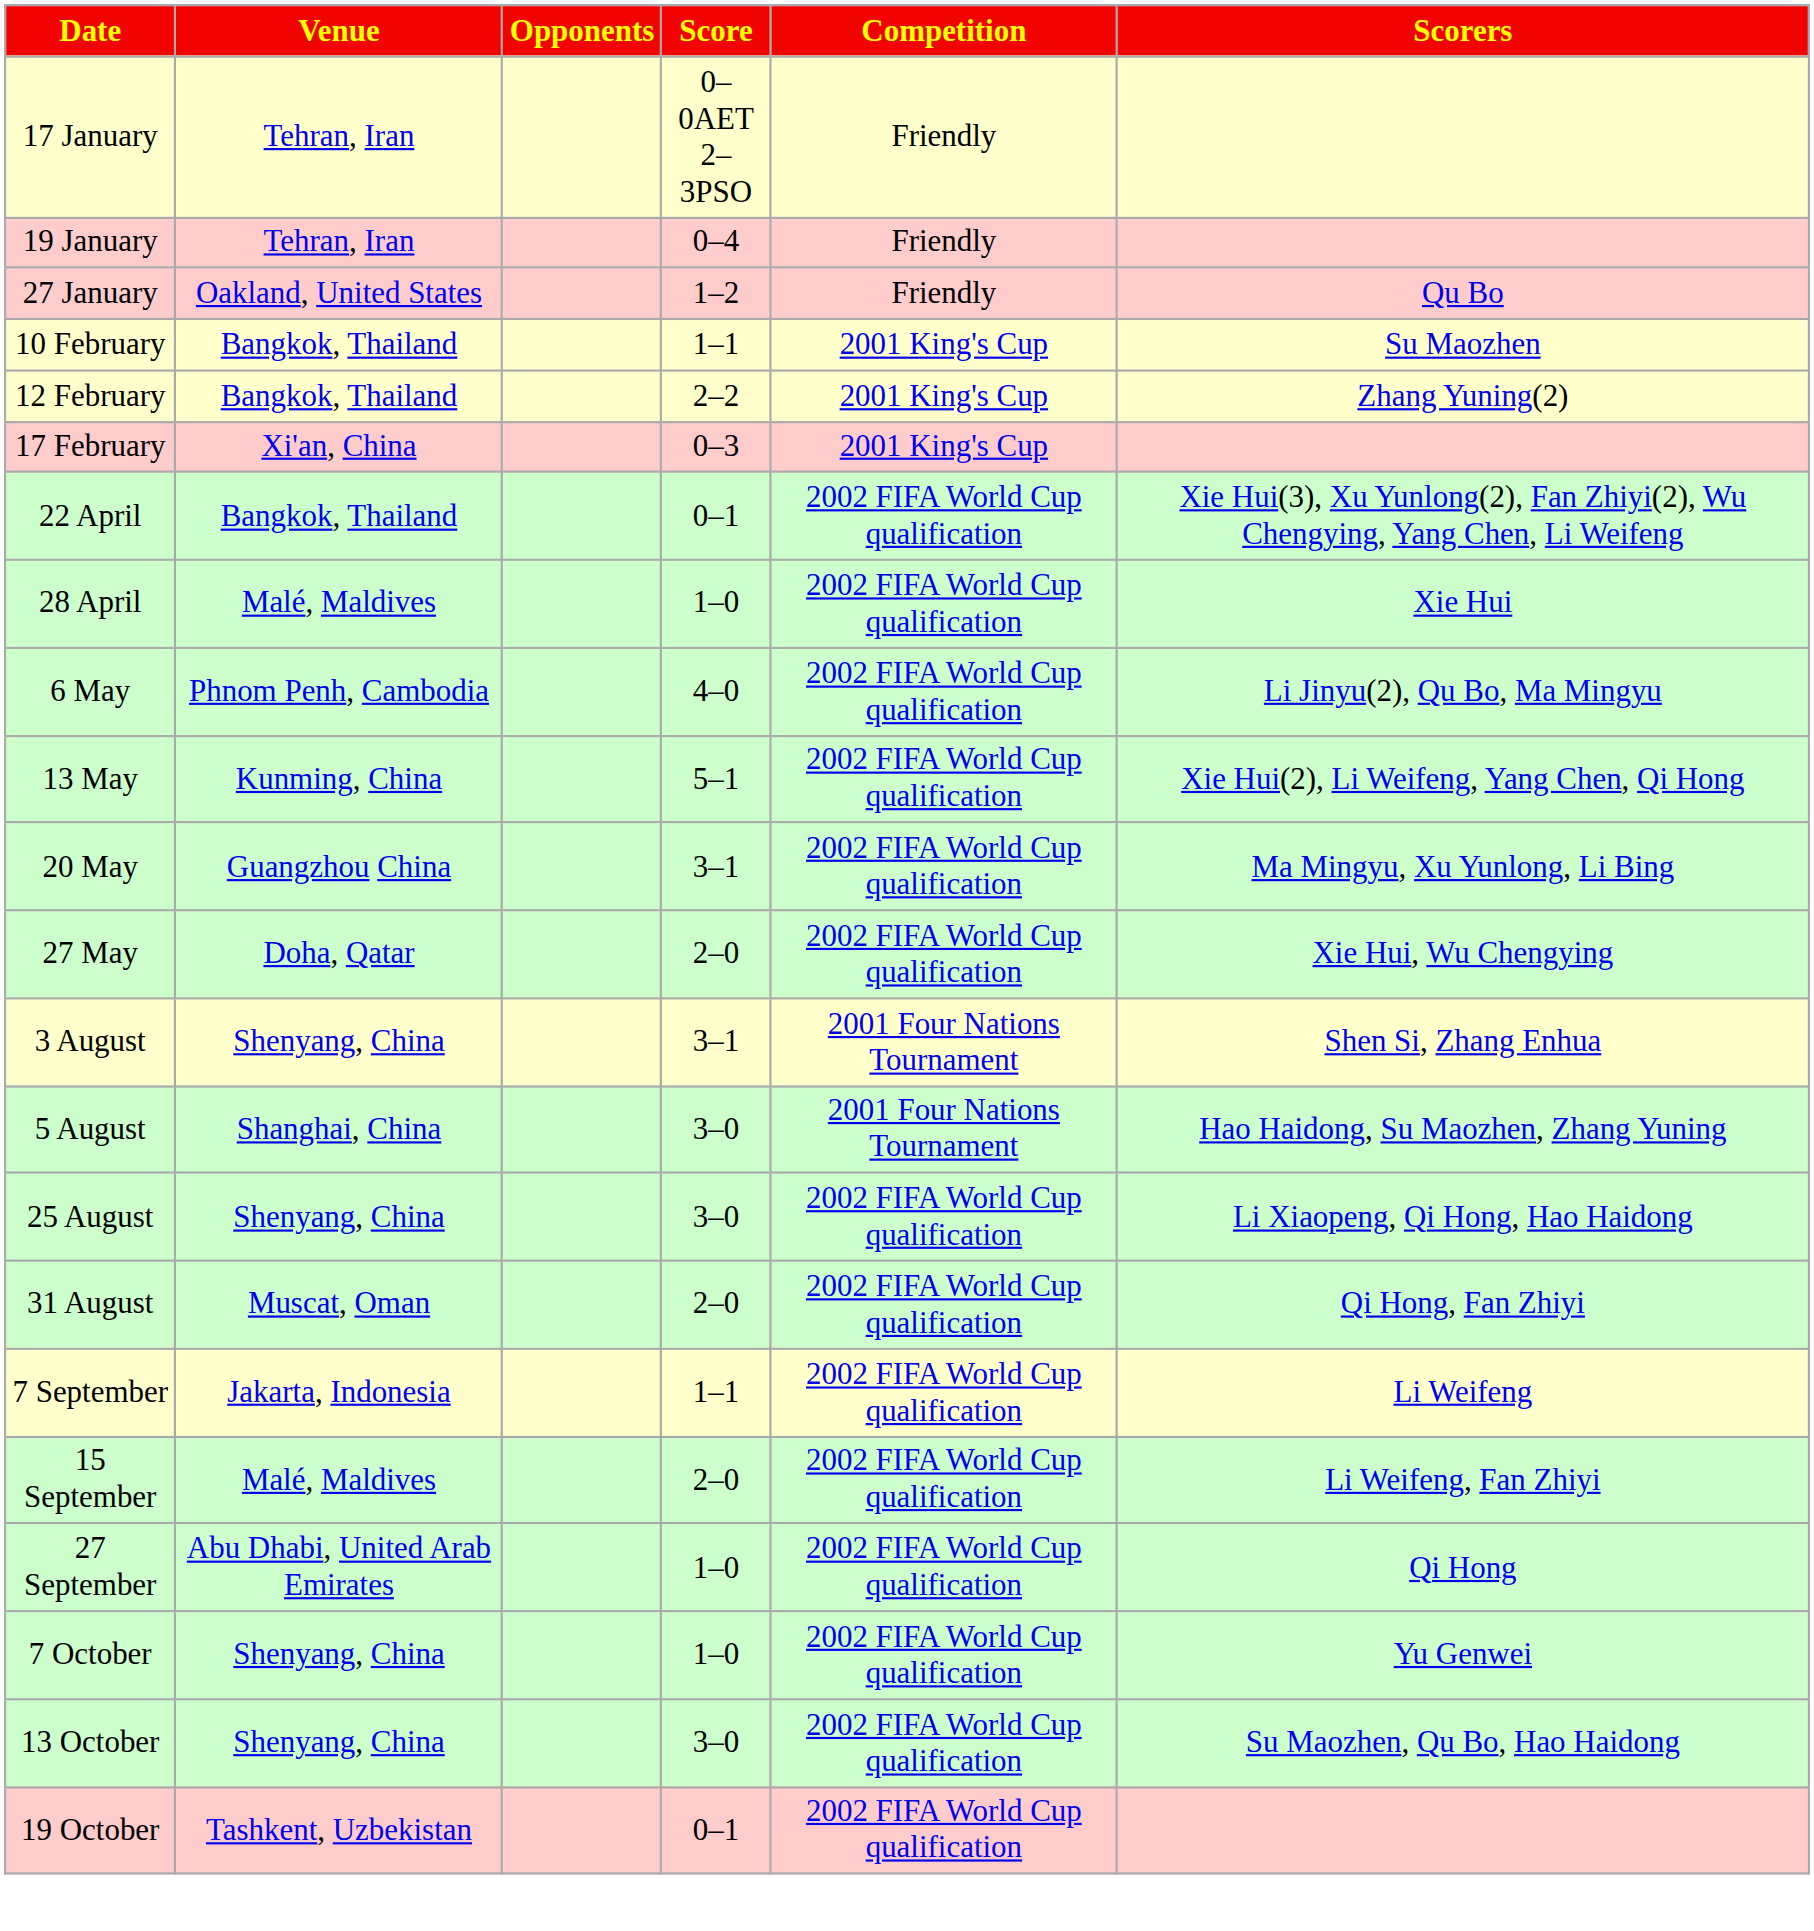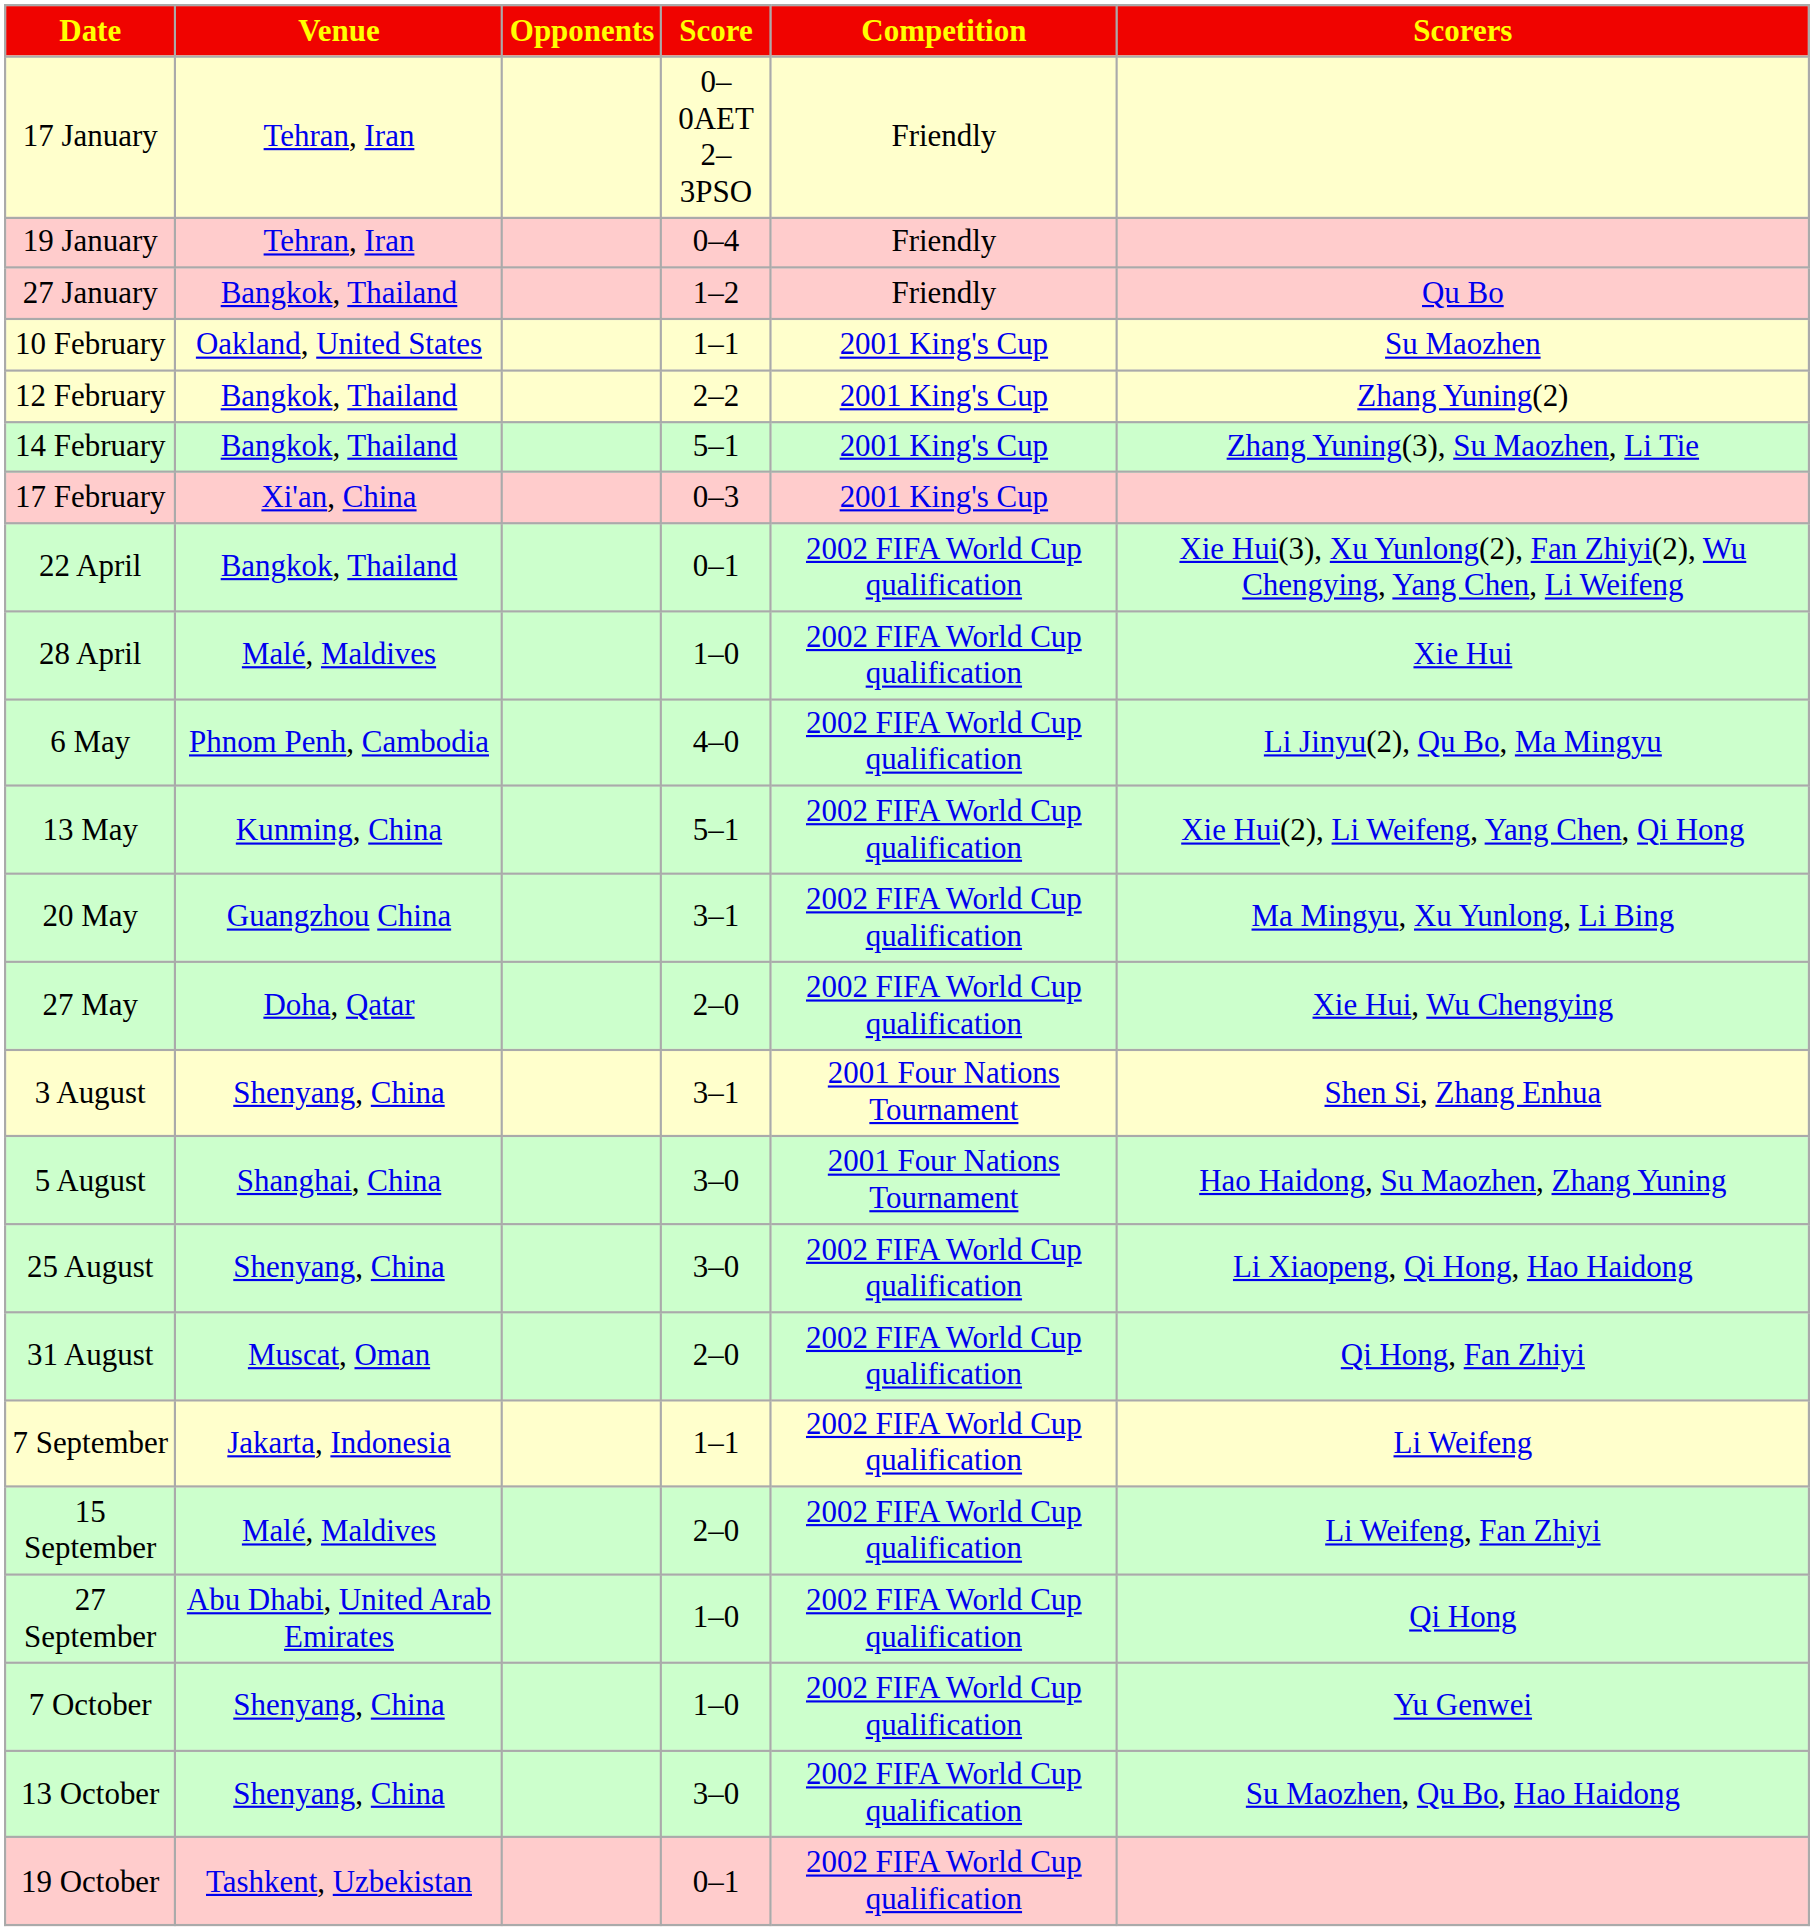(339, 293) Oakland, United States -> (339, 293) Bangkok, Thailand
(339, 344) Bangkok, Thailand -> (339, 344) Oakland, United States
+ row: (90, 446)
